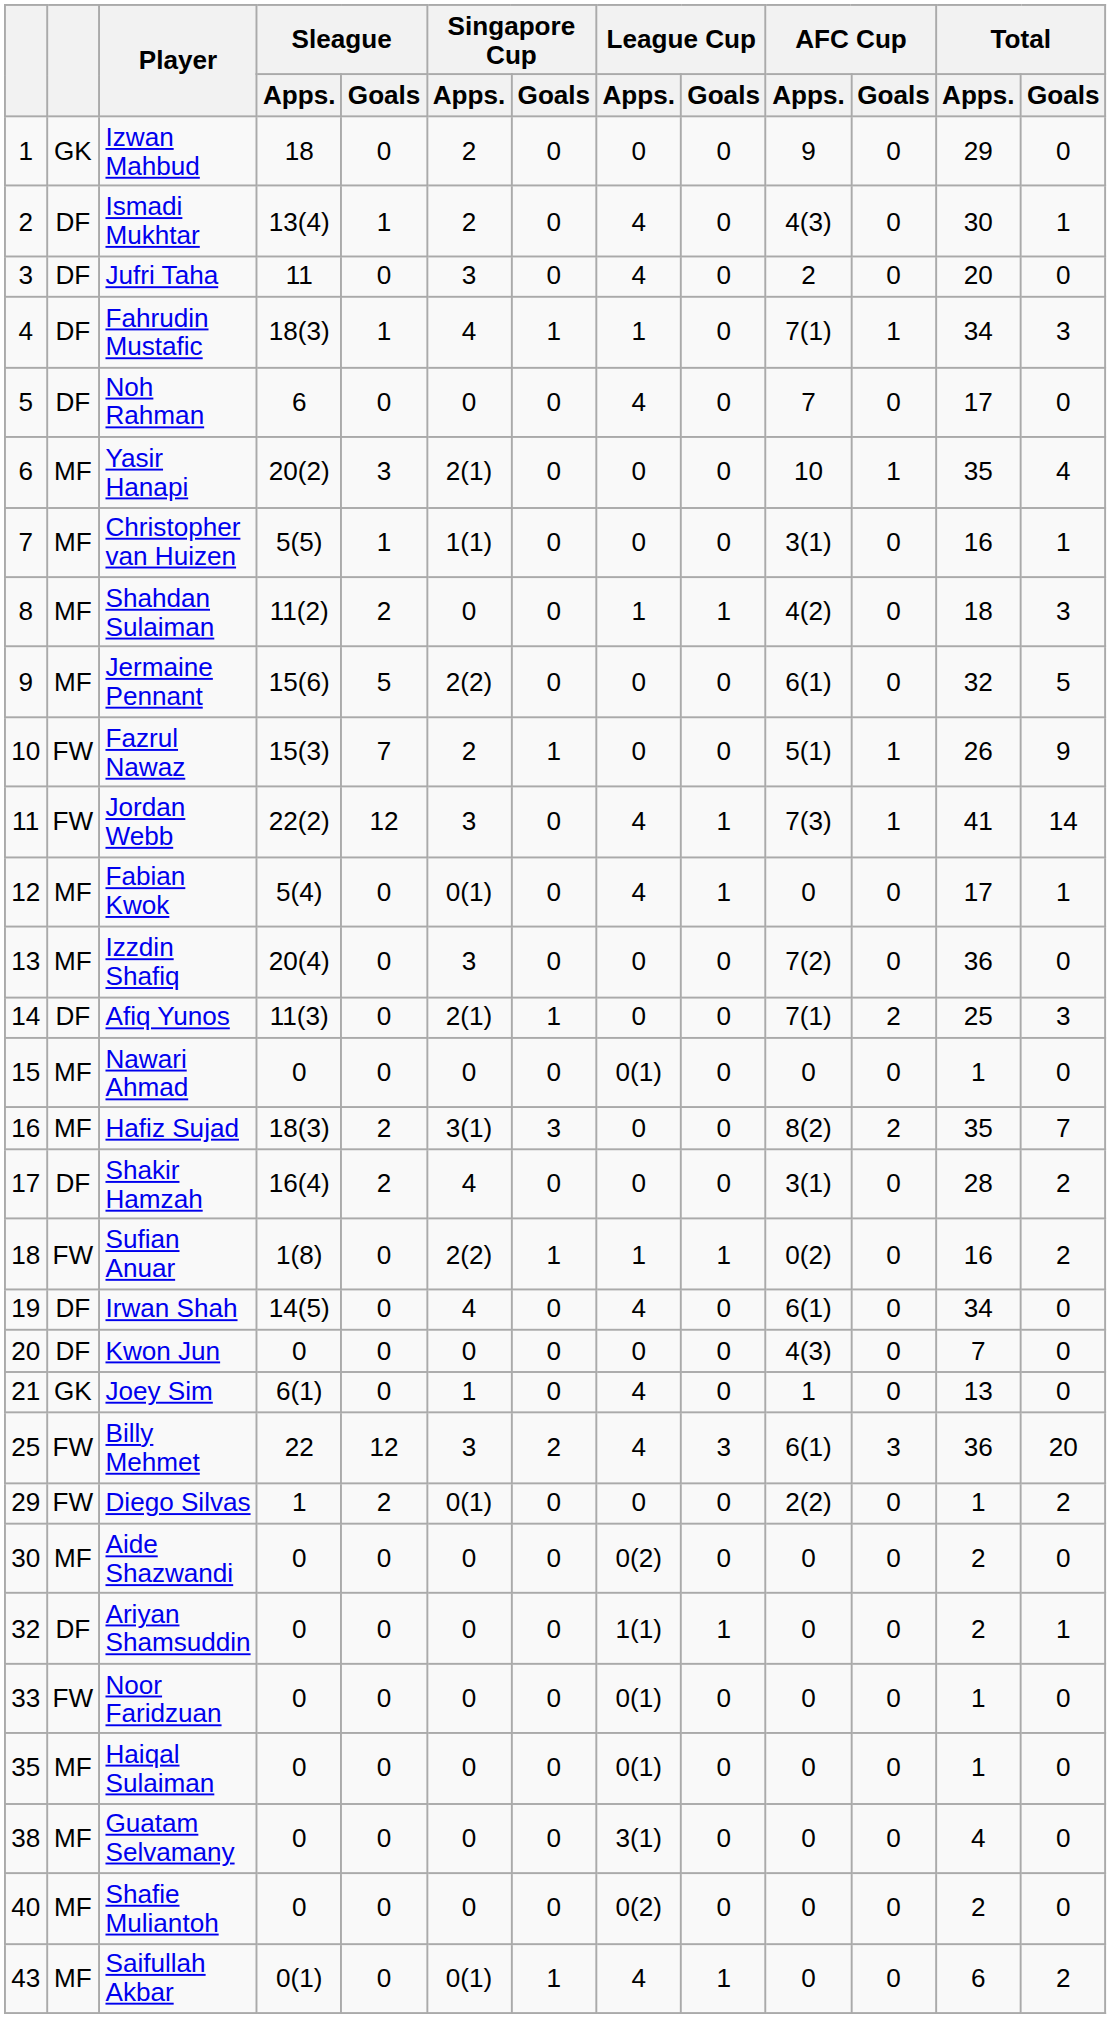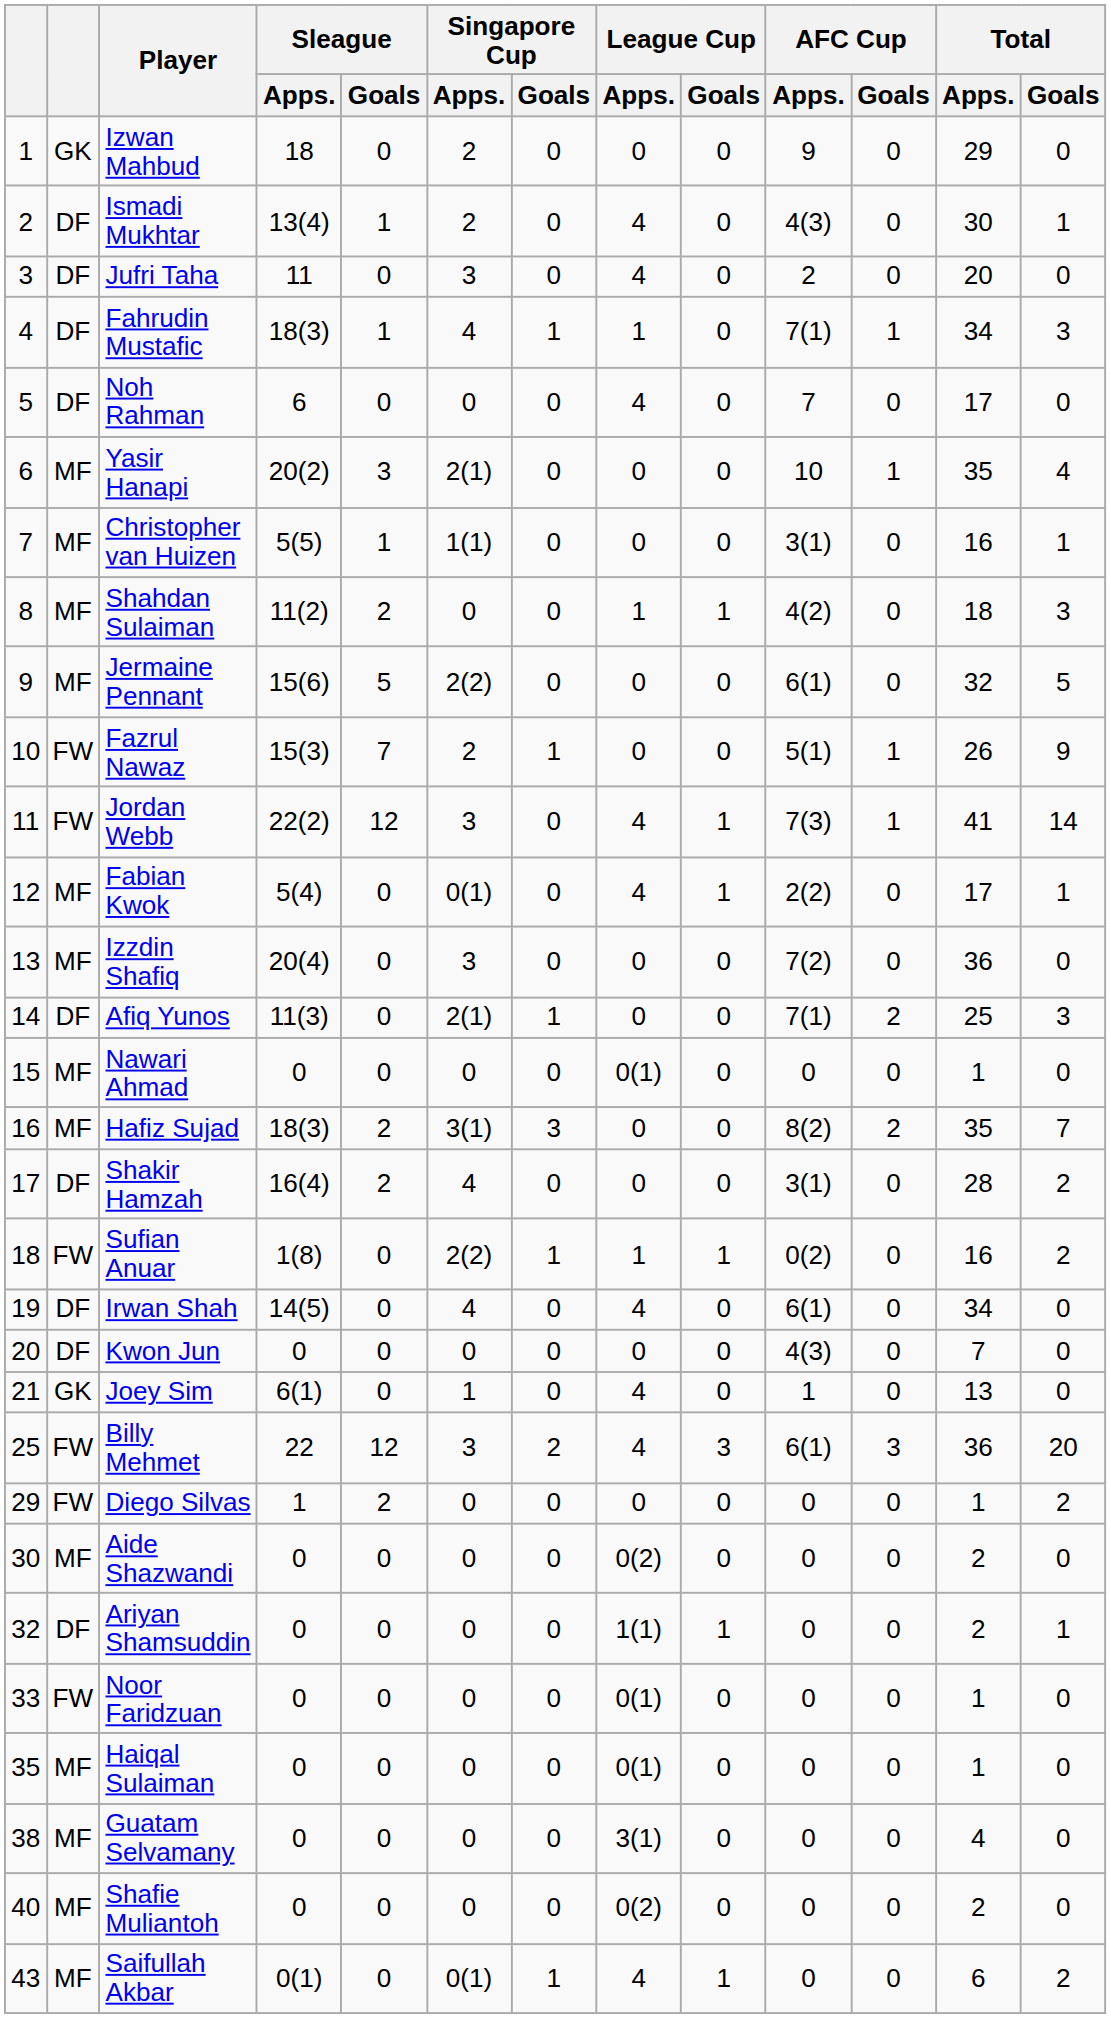(809, 891) 0 -> (809, 891) 2(2)
(469, 1503) 0(1) -> (469, 1503) 0
(809, 1503) 2(2) -> (809, 1503) 0
